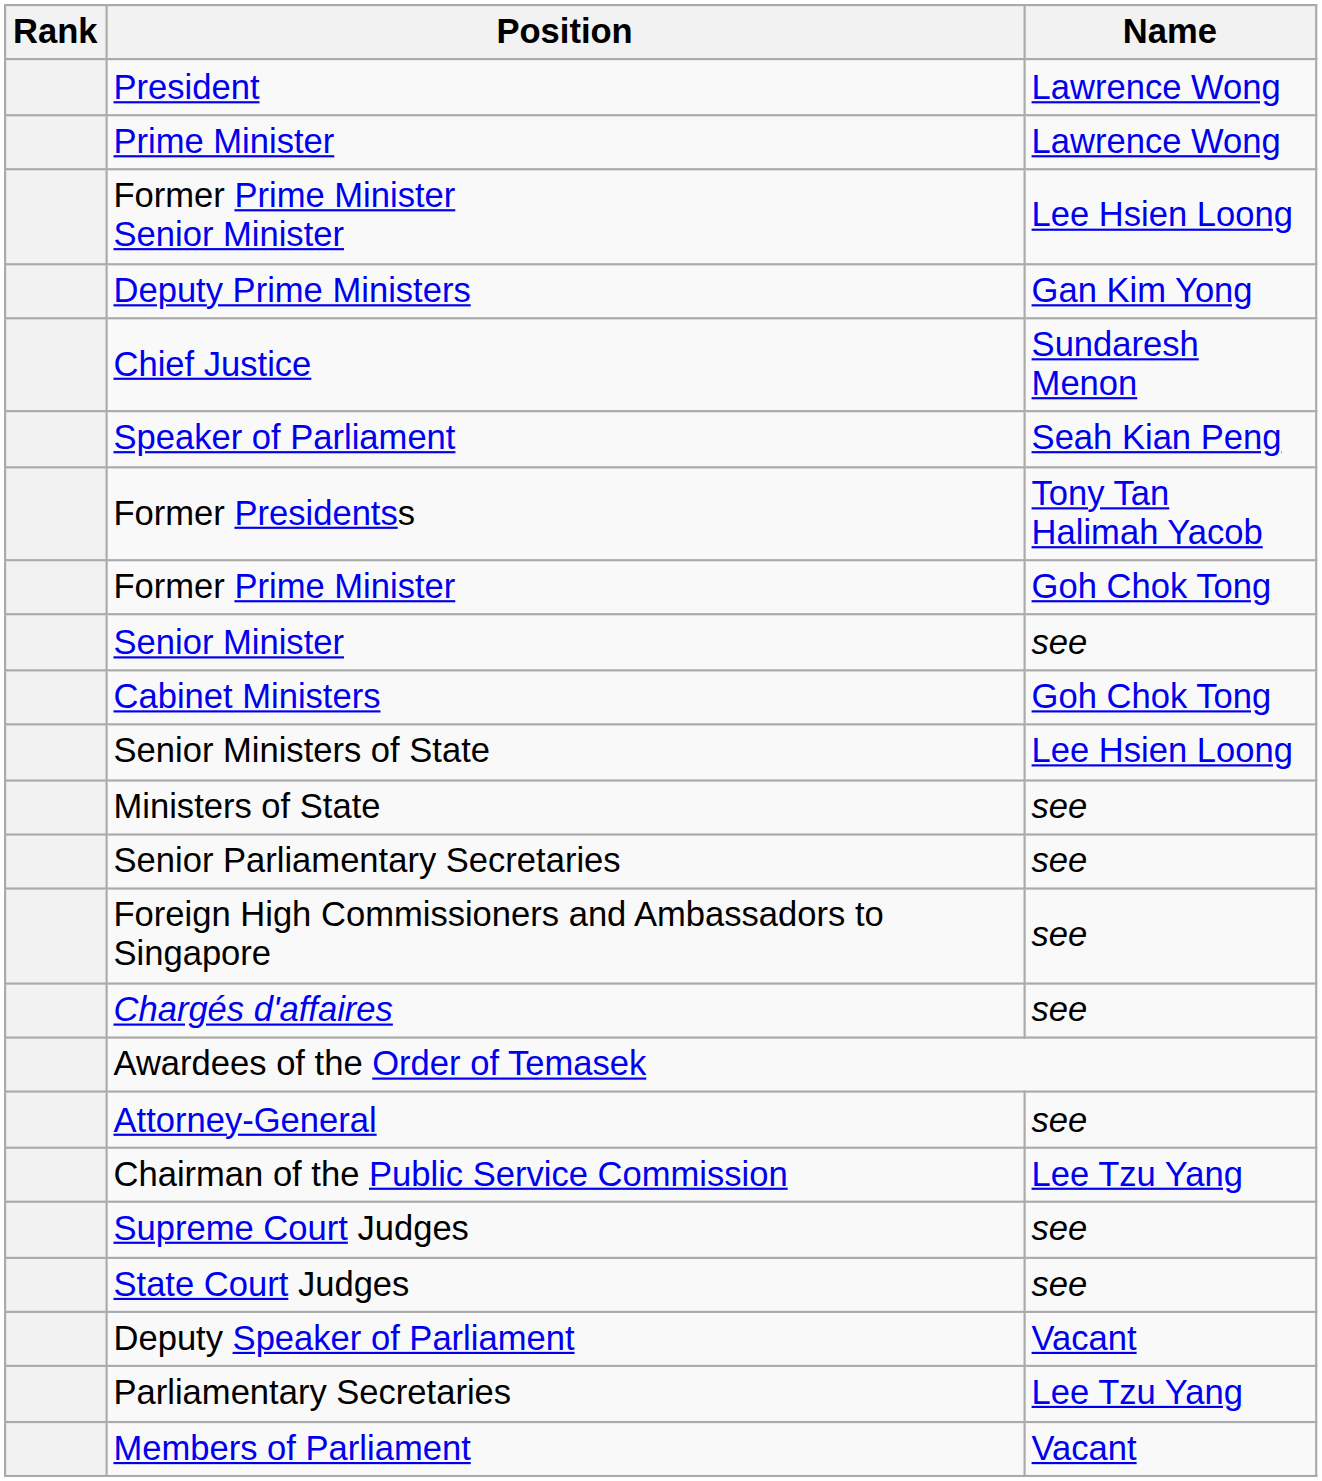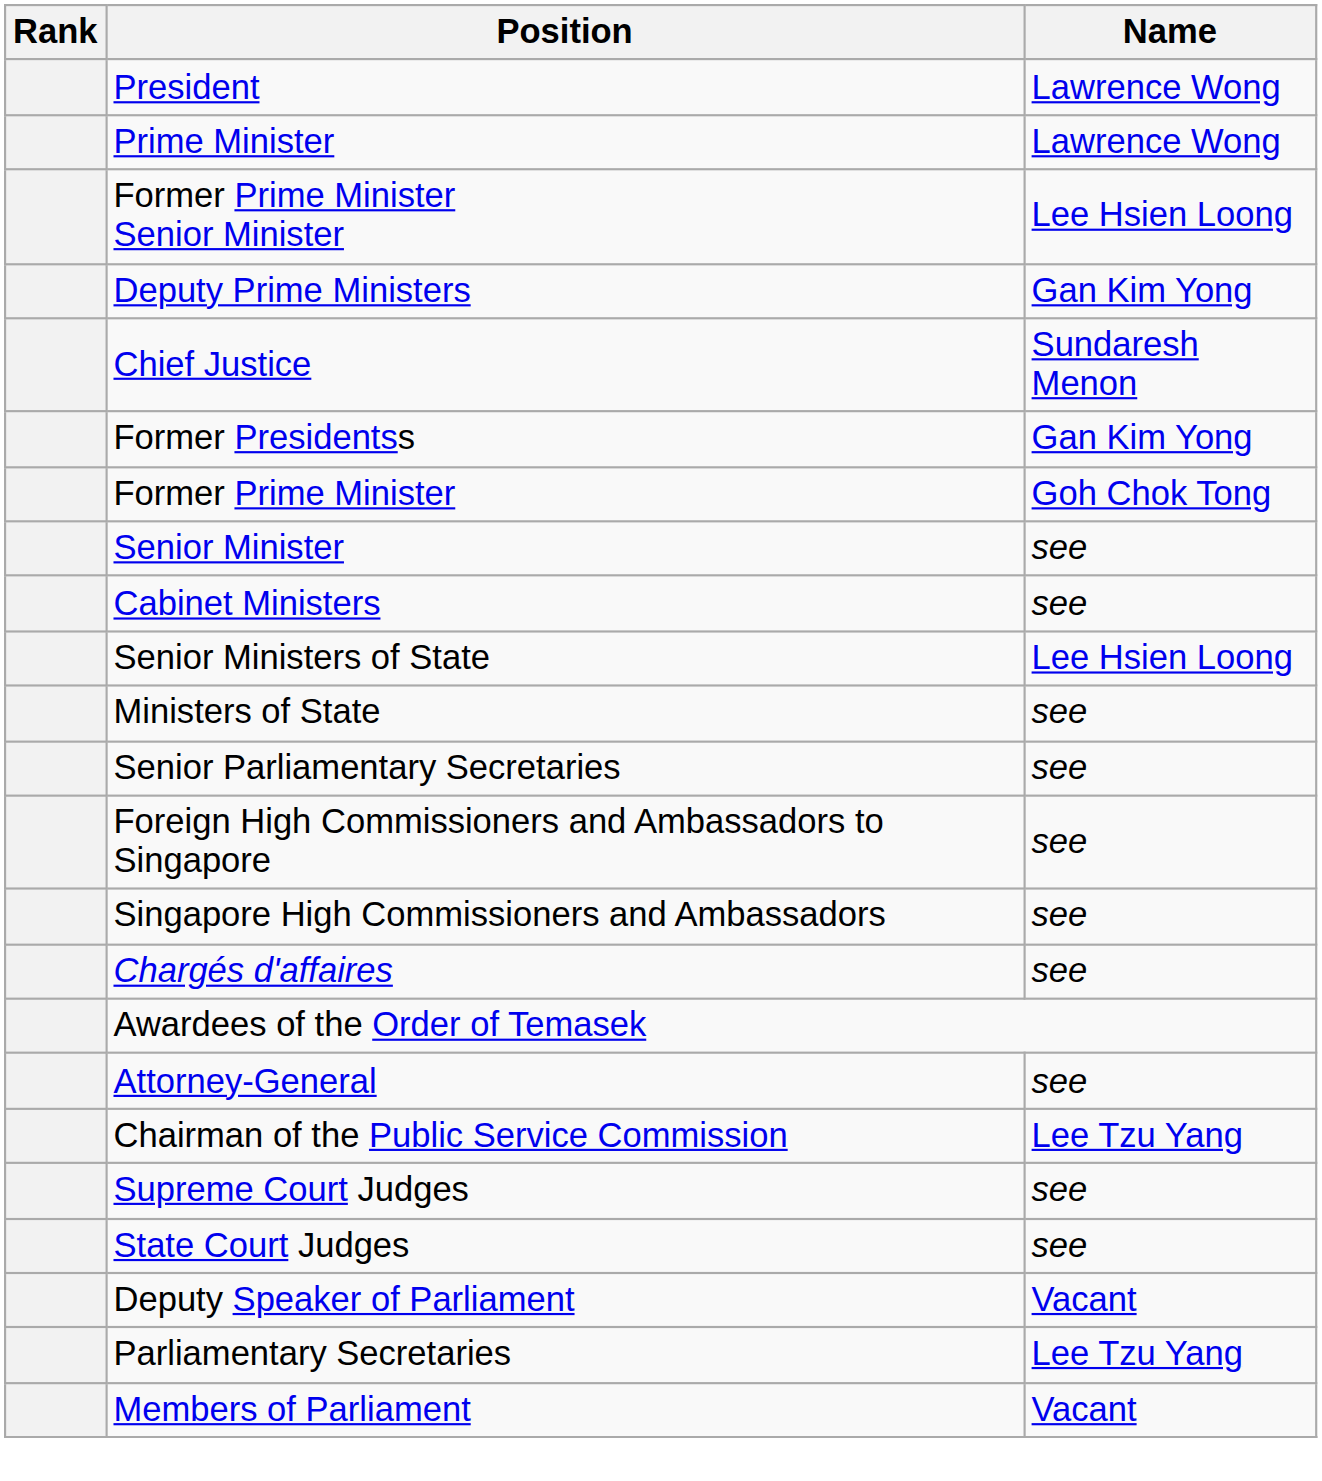- row: (284, 438)
(1147, 512) Tony Tan Halimah Yacob -> (1142, 438) Gan Kim Yong
(1151, 696) Goh Chok Tong -> (1059, 602) see
+ row: (500, 915)
